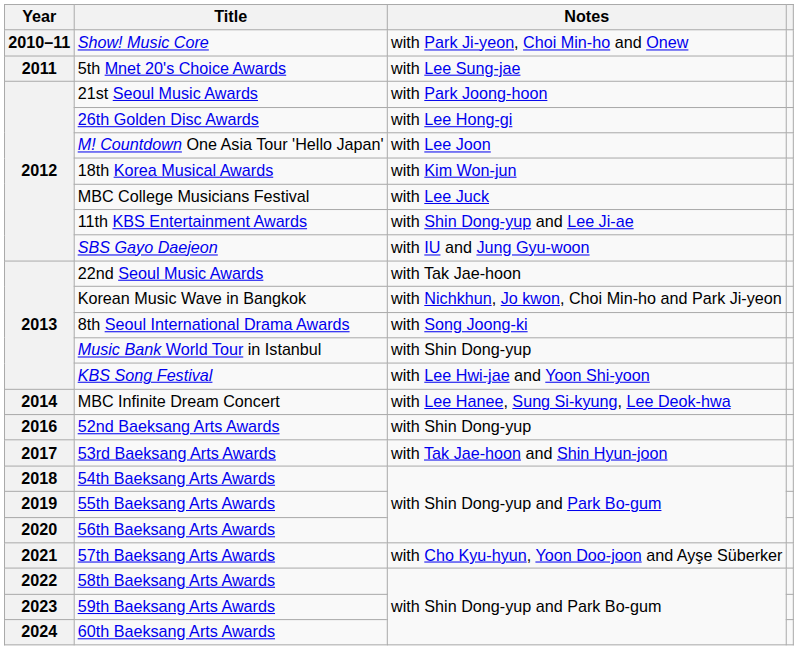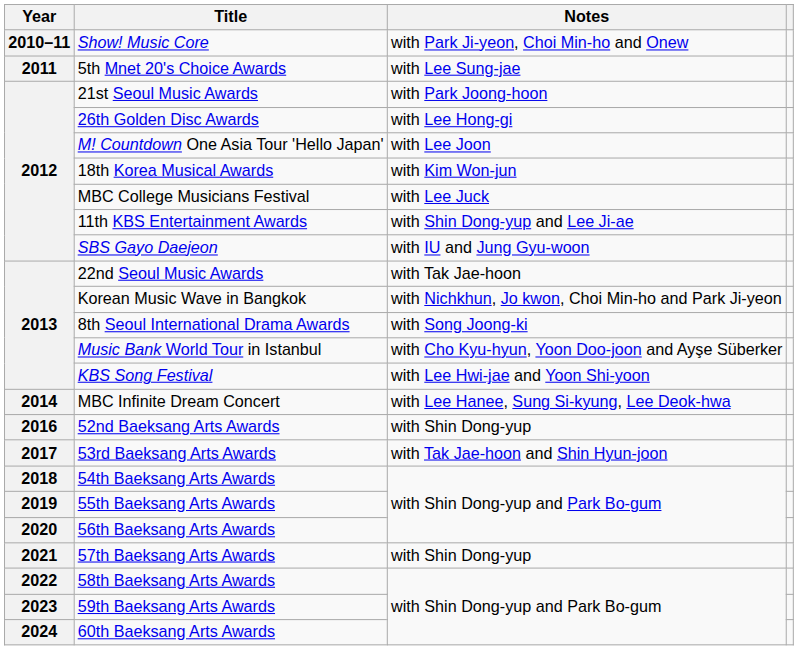(461, 350) with Shin Dong-yup -> (587, 350) with Cho Kyu-hyun, Yoon Doo-joon and Ayşe Süberker
(587, 555) with Cho Kyu-hyun, Yoon Doo-joon and Ayşe Süberker -> (461, 555) with Shin Dong-yup
